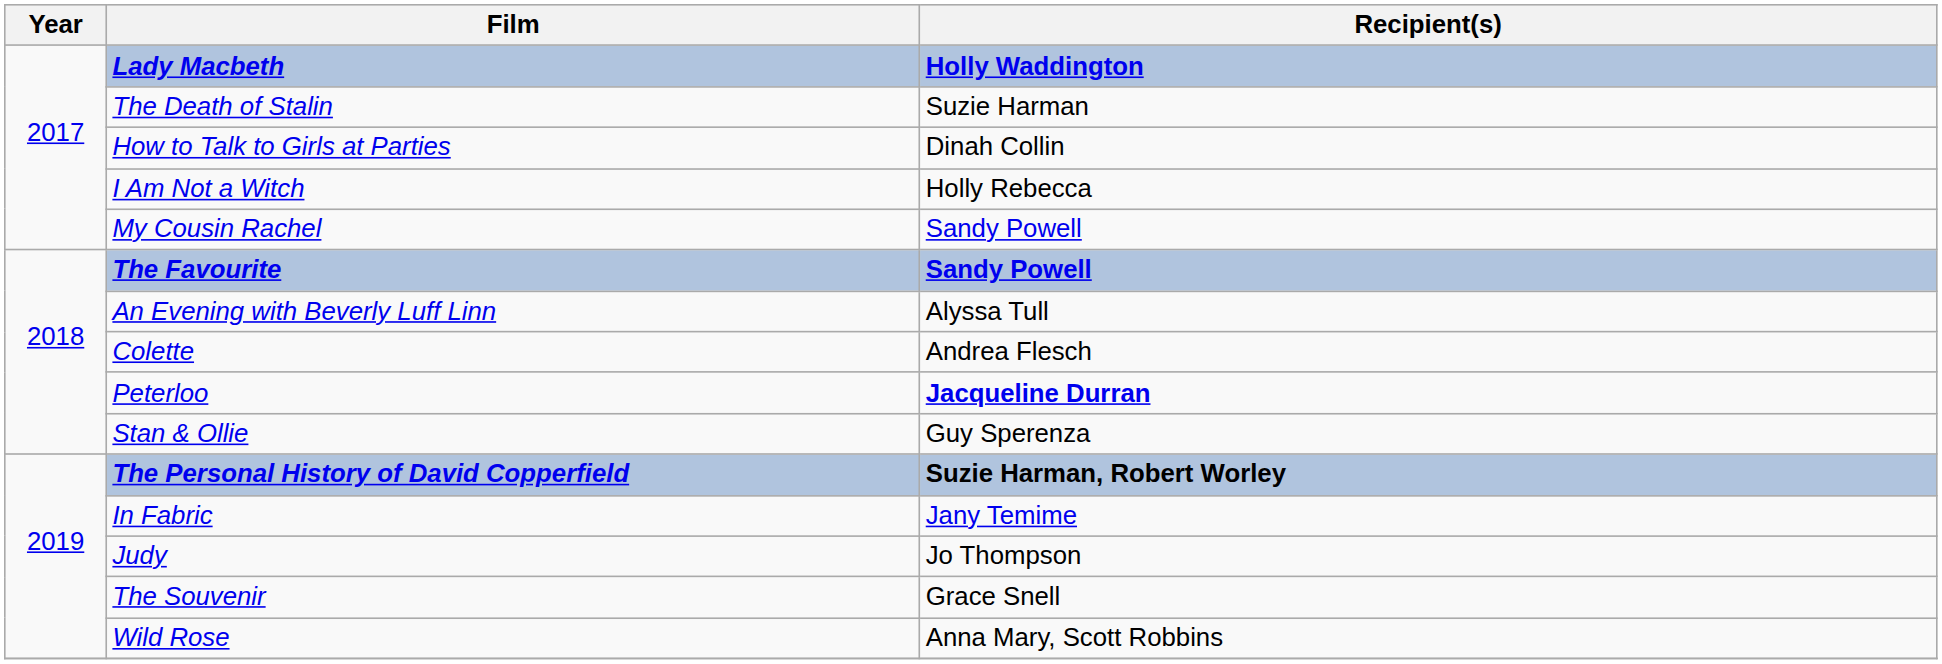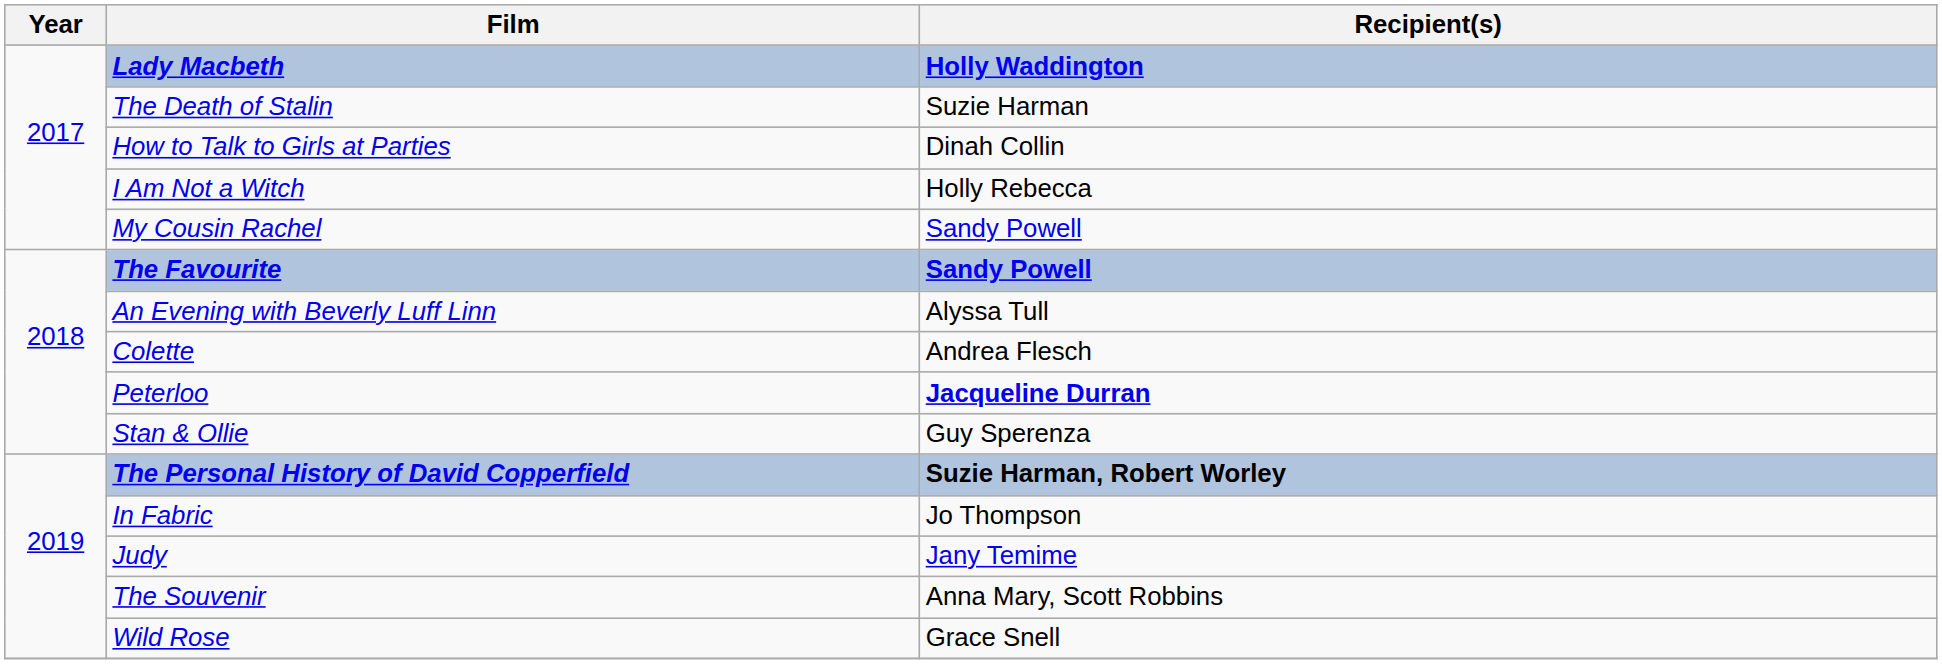(1001, 515) Jany Temime -> (1004, 515) Jo Thompson
(1004, 556) Jo Thompson -> (1001, 556) Jany Temime
(993, 596) Grace Snell -> (1074, 596) Anna Mary, Scott Robbins
(1074, 637) Anna Mary, Scott Robbins -> (993, 637) Grace Snell
